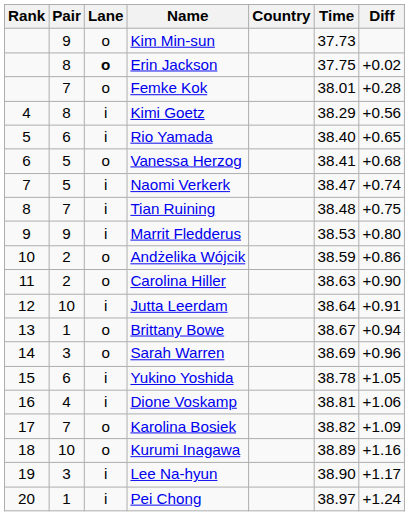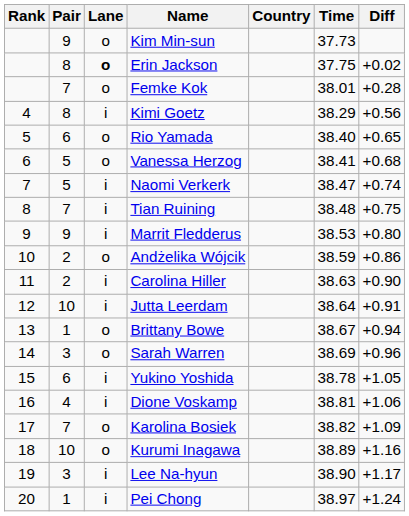(106, 137) i -> (106, 137) o
(106, 281) o -> (106, 281) i
